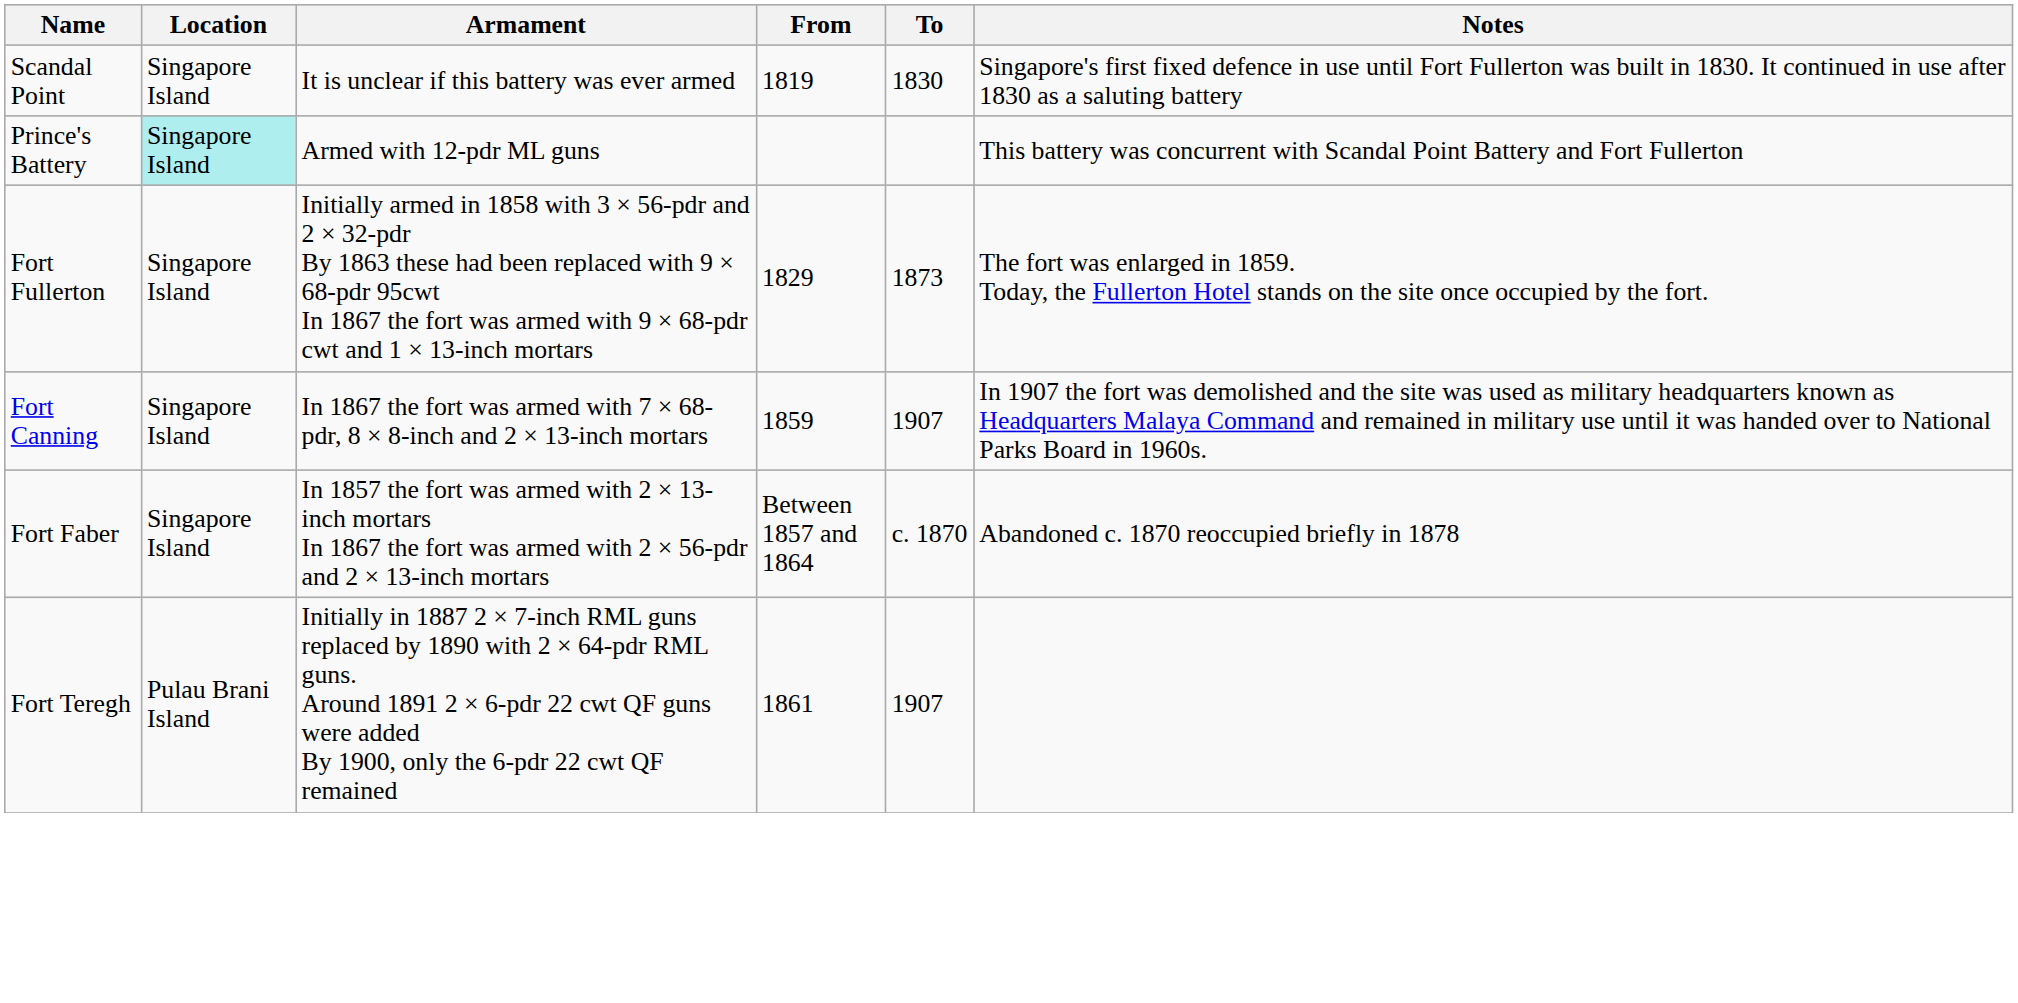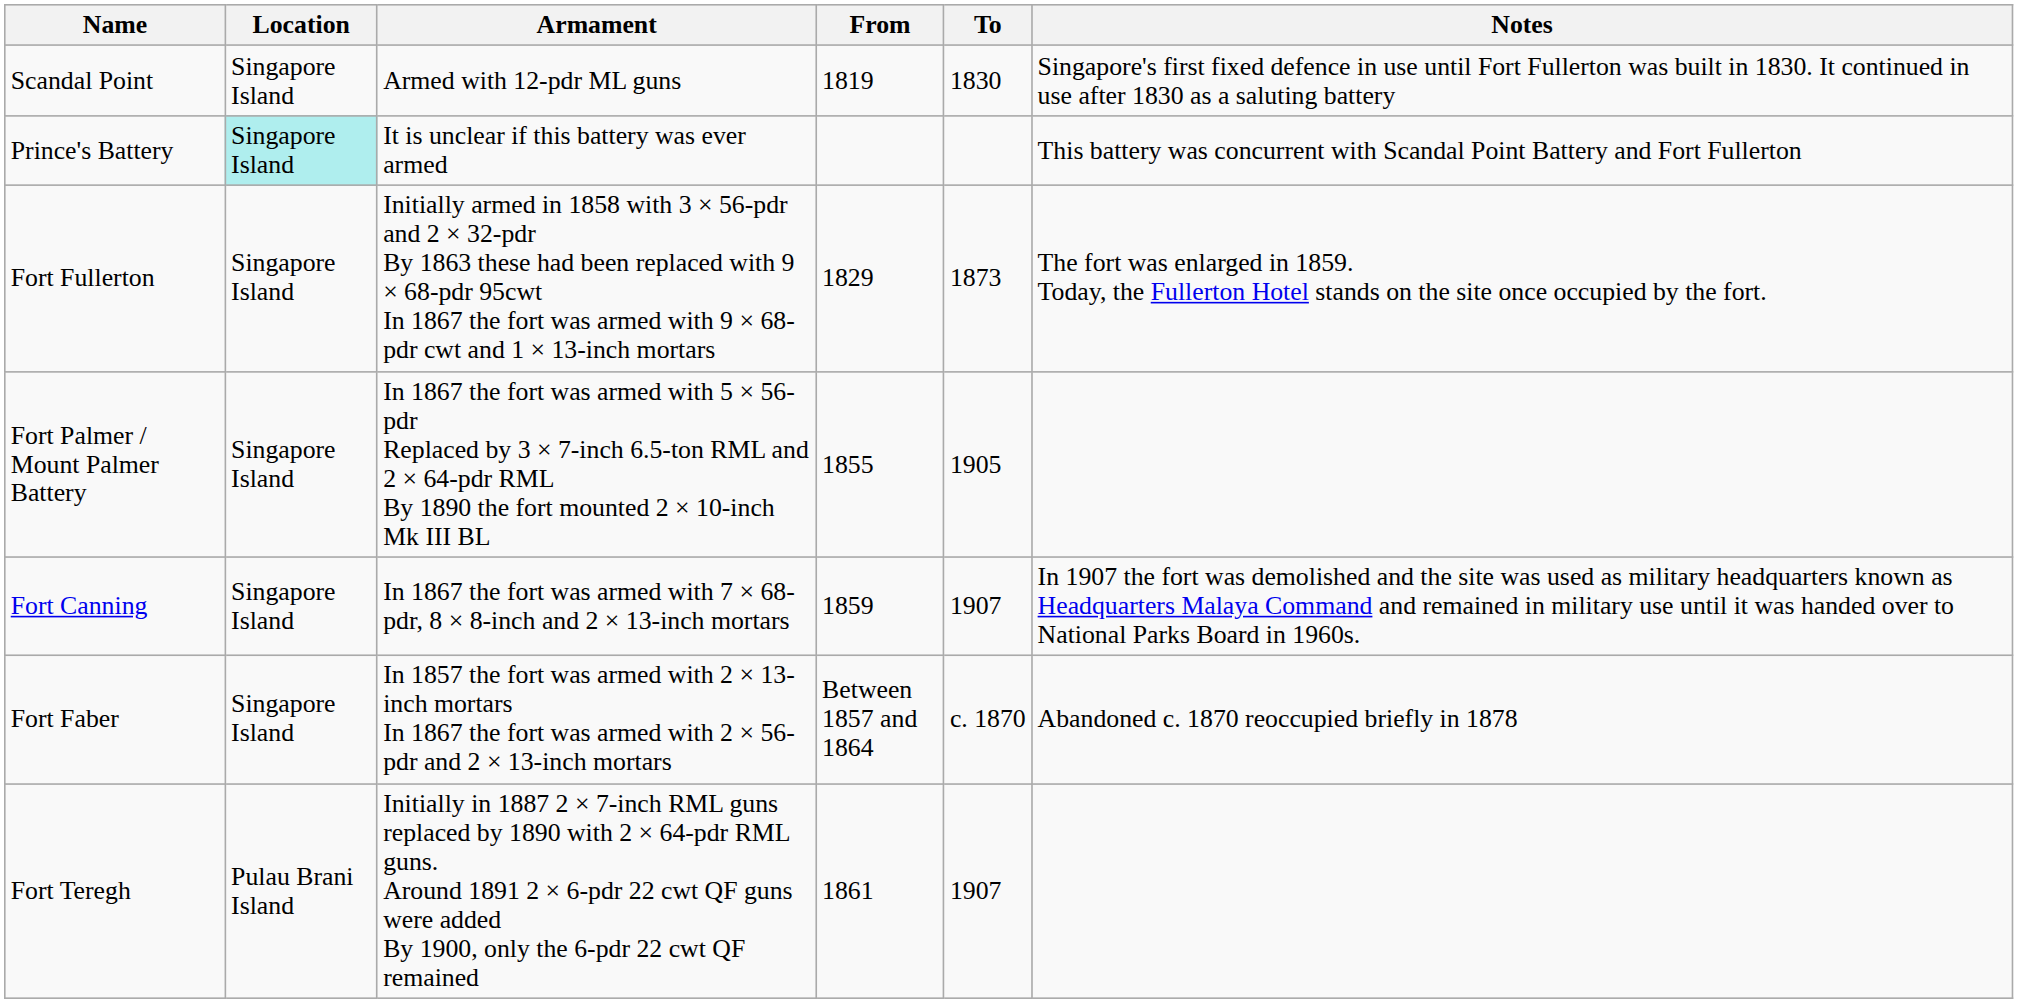(518, 80) It is unclear if this battery was ever armed -> (532, 80) Armed with 12-pdr ML guns
(451, 150) Armed with 12-pdr ML guns -> (564, 150) It is unclear if this battery was ever armed
+ row: (85, 463)
